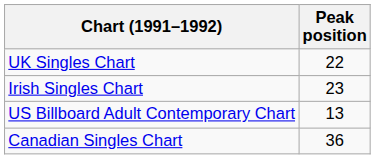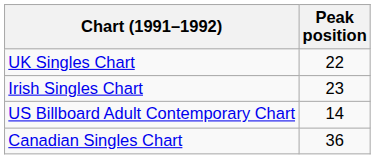(335, 114) 13 -> (335, 114) 14
